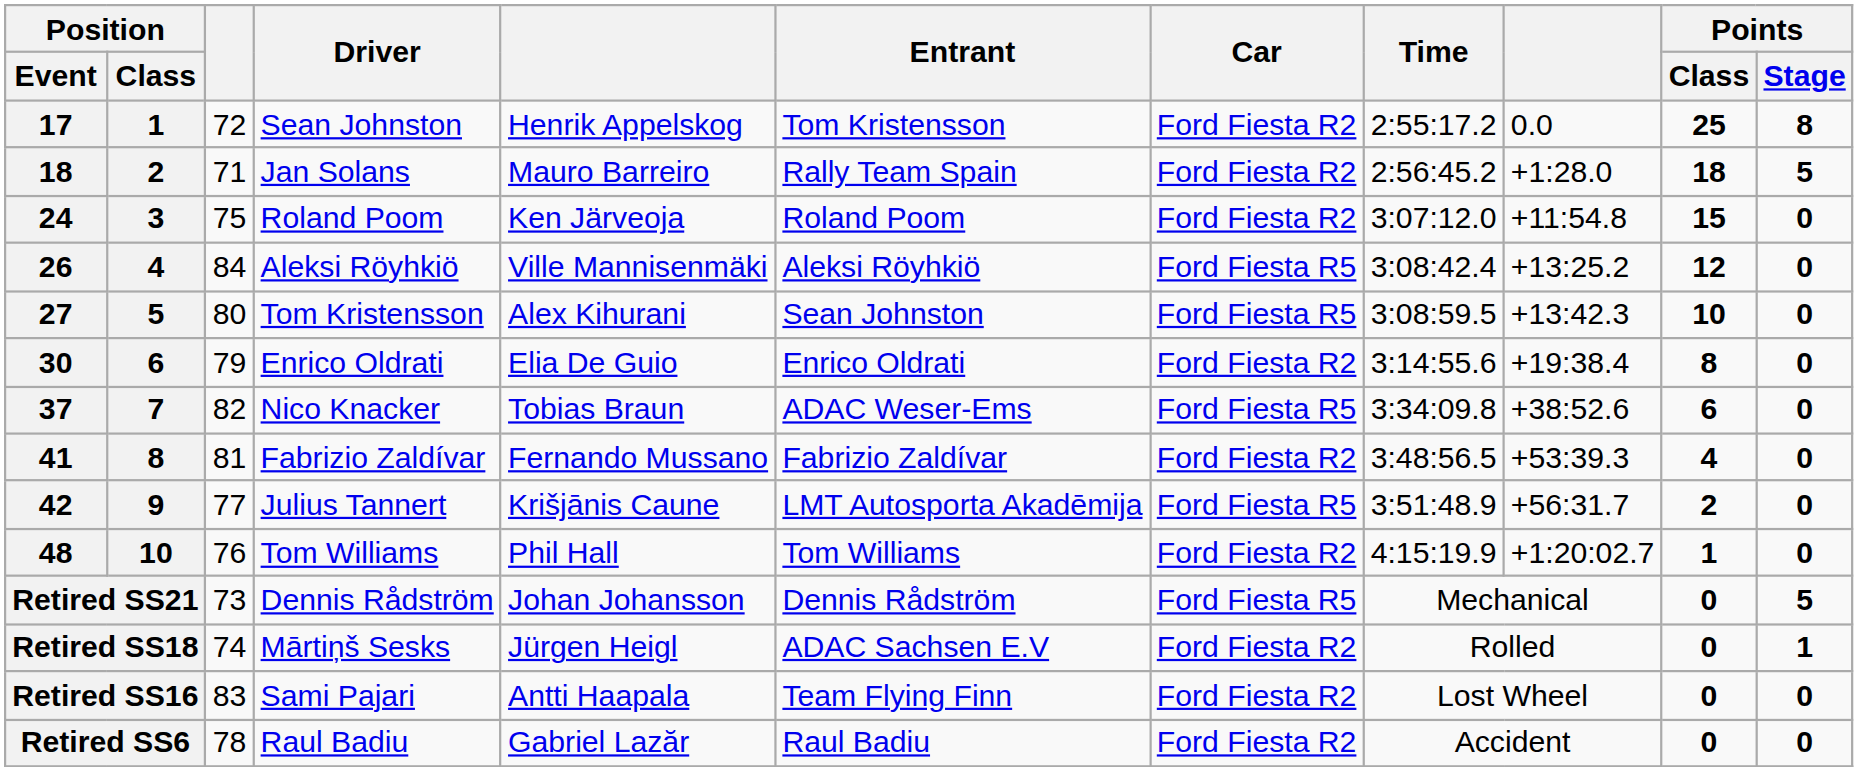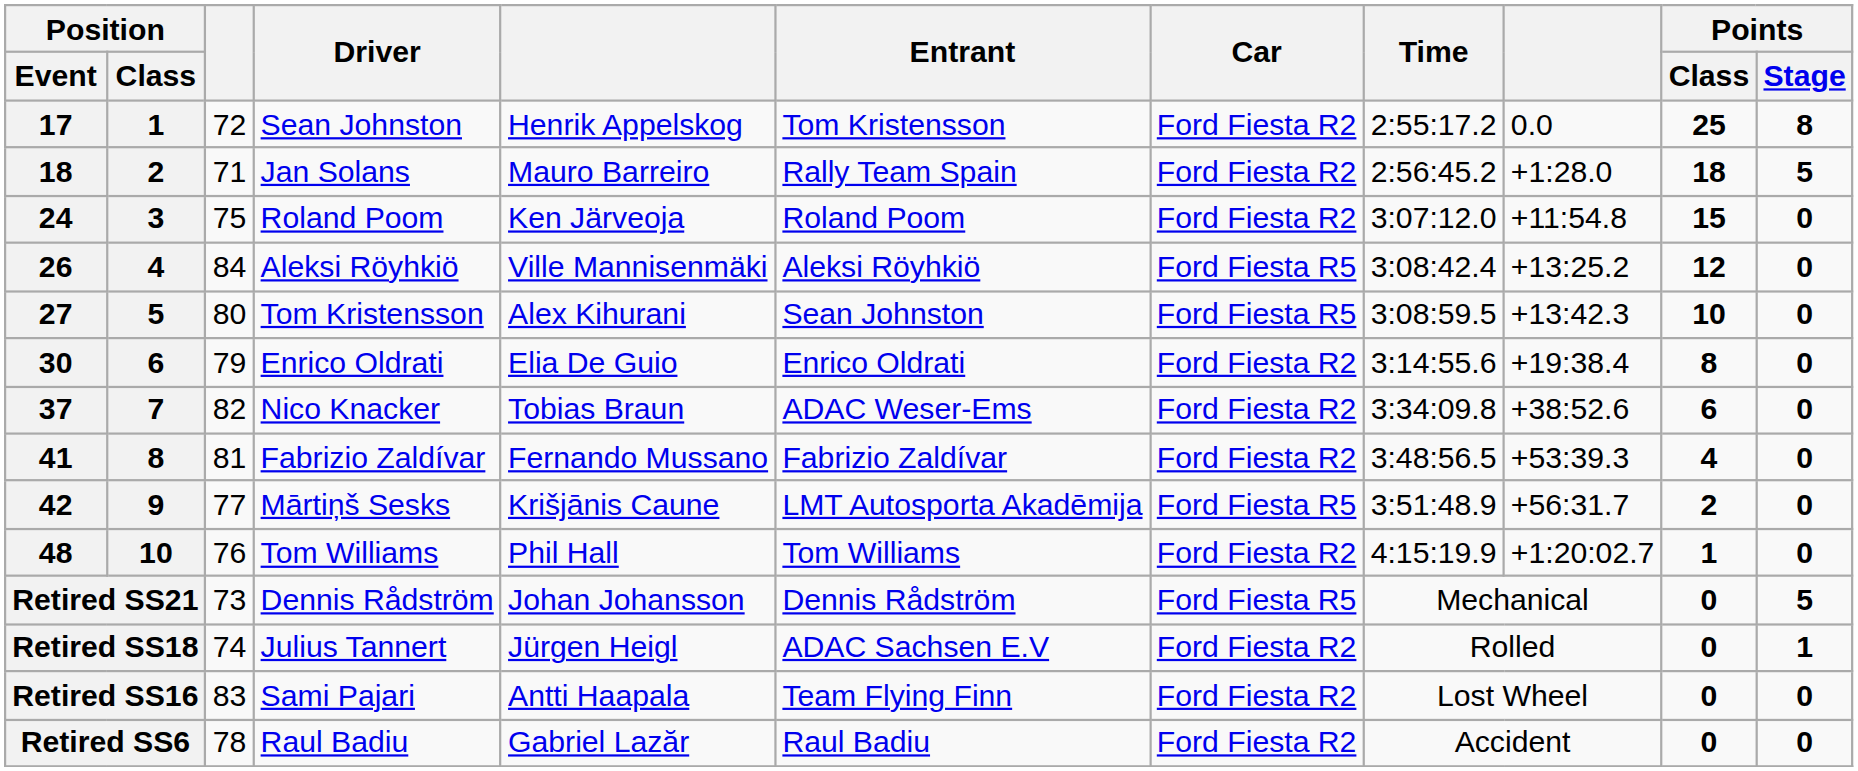(1257, 409) Ford Fiesta R5 -> (1257, 409) Ford Fiesta R2
(353, 504) Julius Tannert -> (355, 504) Mārtiņš Sesks
(355, 647) Mārtiņš Sesks -> (353, 647) Julius Tannert
